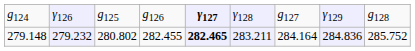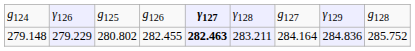(72, 36) 279.232 -> (72, 36) 279.229
(207, 36) 282.465 -> (207, 36) 282.463
